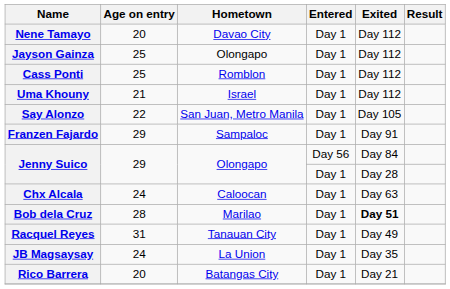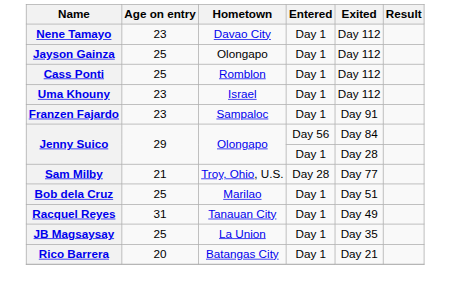(139, 34) 20 -> (160, 34) 23
(139, 94) 21 -> (160, 94) 23
- row: (53, 114)
(139, 134) 29 -> (160, 114) 23
+ row: (74, 174)
- row: (53, 194)
(139, 214) 28 -> (160, 194) 25
(380, 214) bold -> (359, 194) normal
(139, 254) 24 -> (160, 234) 25
